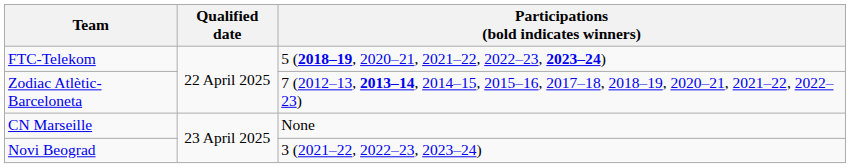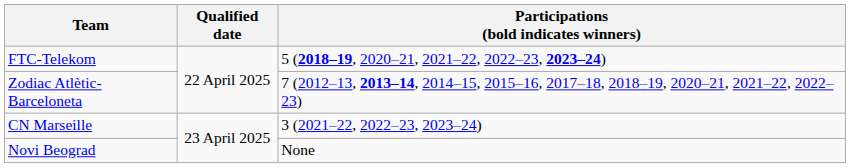(298, 125) None -> (381, 125) 3 (2021–22, 2022–23, 2023–24)
(381, 150) 3 (2021–22, 2022–23, 2023–24) -> (298, 150) None
